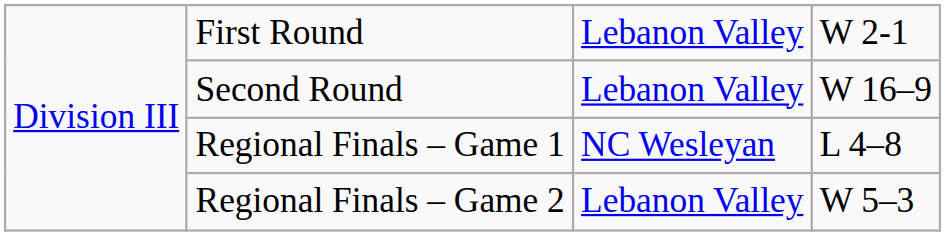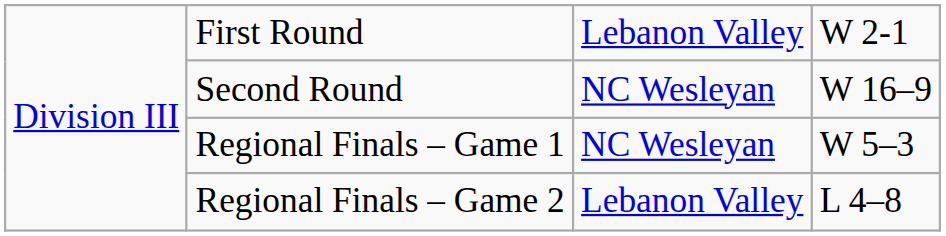(692, 88) Lebanon Valley -> (678, 88) NC Wesleyan
(861, 144) L 4–8 -> (867, 144) W 5–3
(867, 200) W 5–3 -> (861, 200) L 4–8
